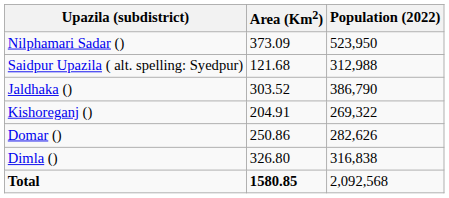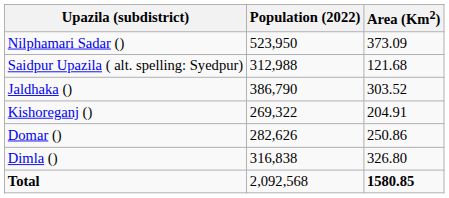columns swapped: (287, 18) <-> (385, 18)
